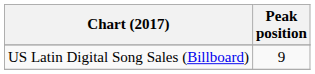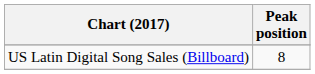(281, 57) 9 -> (281, 57) 8
